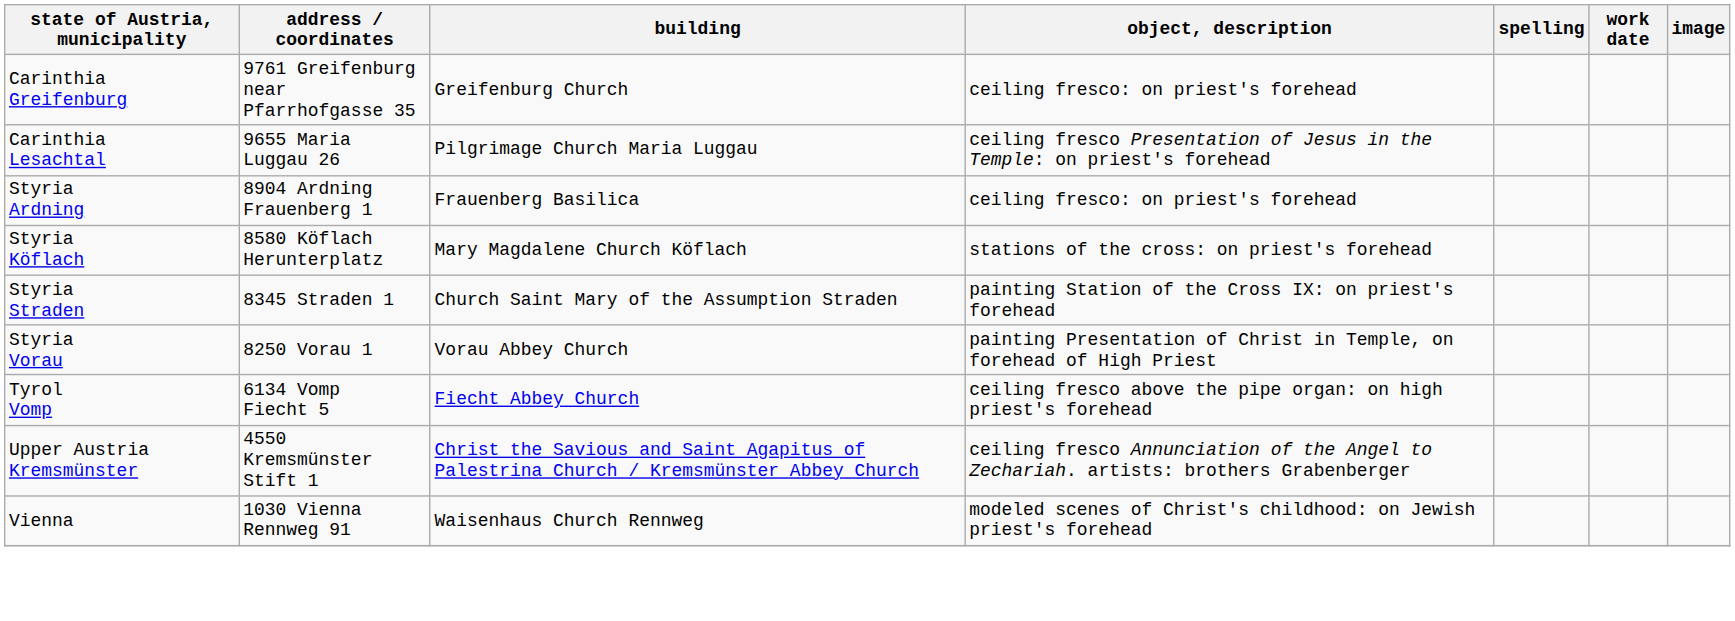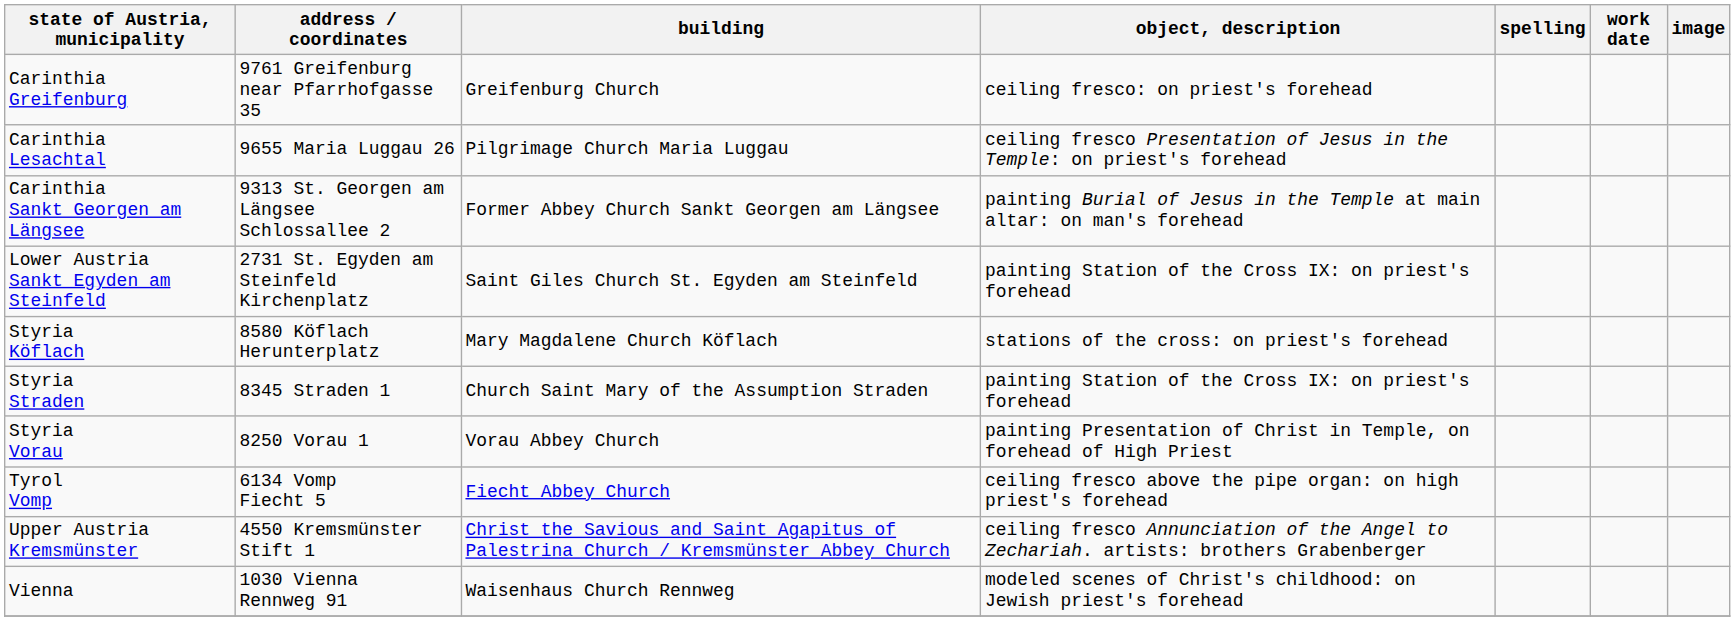+ row: (95, 211)
+ row: (90, 281)
- row: (47, 200)
